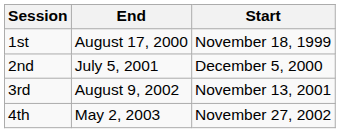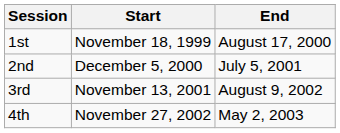columns swapped: (263, 16) <-> (131, 16)
